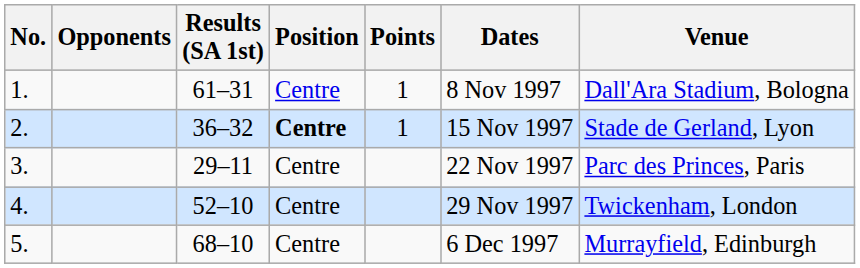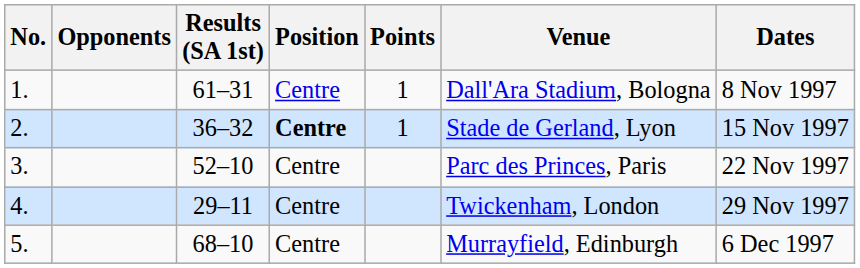columns swapped: (510, 37) <-> (717, 37)
(223, 166) 29–11 -> (223, 166) 52–10
(223, 205) 52–10 -> (223, 205) 29–11
